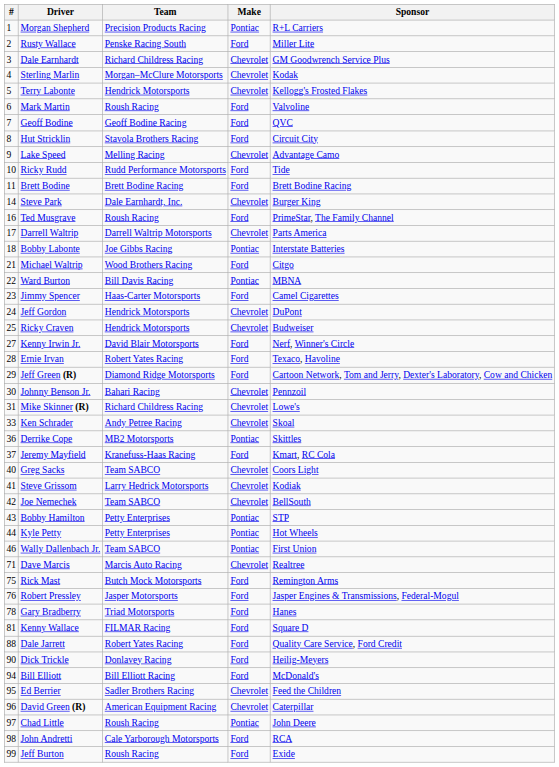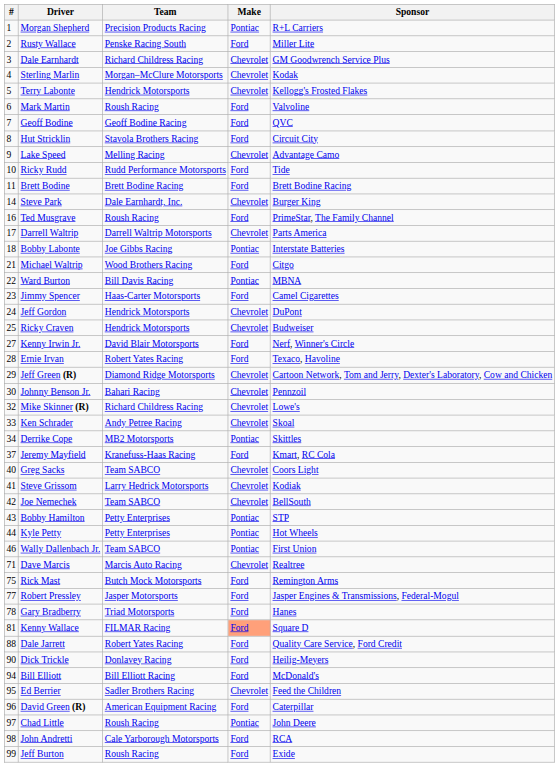(239, 375) Ford -> (249, 375) Chevrolet
(11, 407) 31 -> (11, 407) 32
(11, 438) 36 -> (11, 438) 34
(11, 596) 76 -> (11, 596) 77
(239, 628) no background -> (239, 628) lightsalmon background
(249, 707) Chevrolet -> (239, 707) Ford
